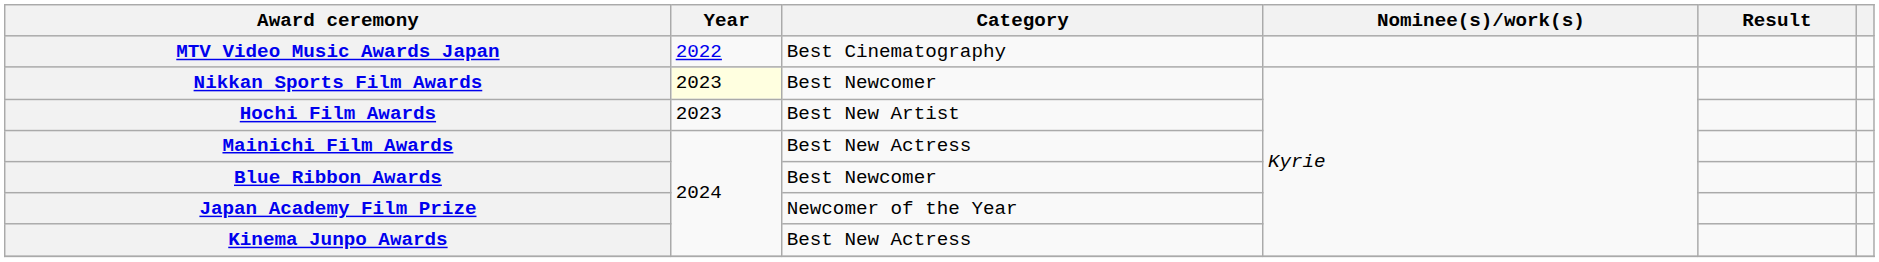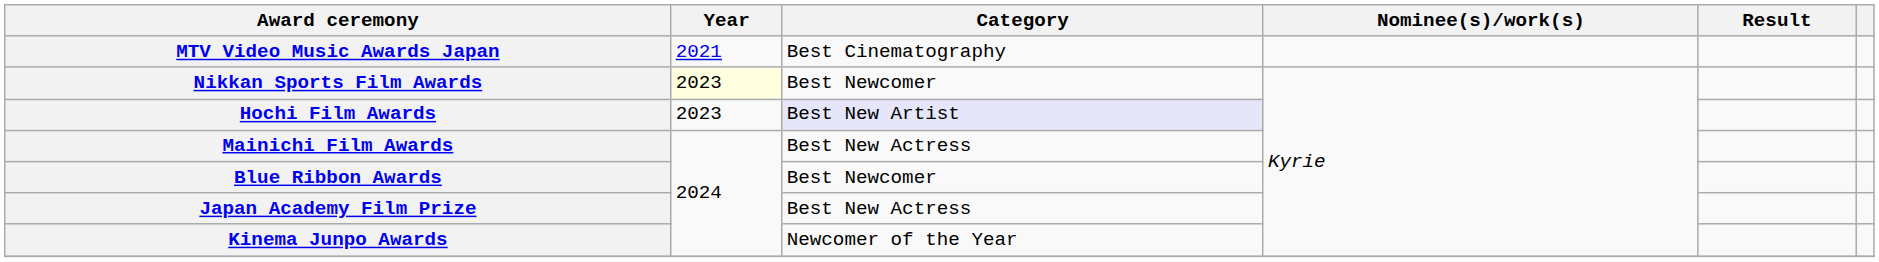(699, 52) 2022 -> (699, 52) 2021
(873, 114) no background -> (873, 114) lavender background
(902, 209) Newcomer of the Year -> (879, 209) Best New Actress
(879, 240) Best New Actress -> (902, 240) Newcomer of the Year
